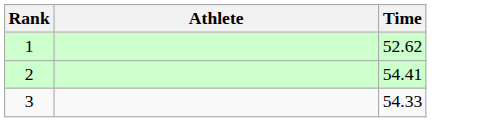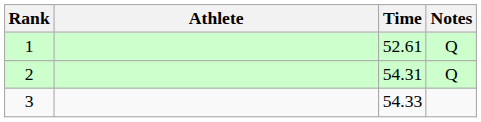+ column: (451, 18)
(403, 46) 52.62 -> (403, 46) 52.61
(403, 74) 54.41 -> (403, 74) 54.31
